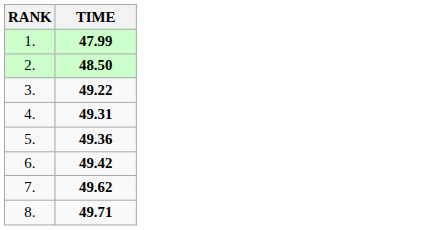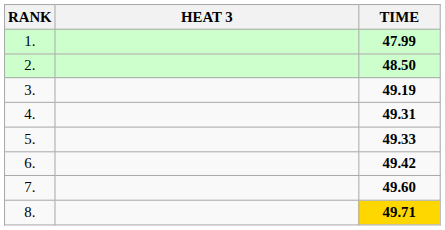+ column: (207, 17)
(96, 90) 49.22 -> (399, 90) 49.19
(96, 139) 49.36 -> (399, 139) 49.33
(96, 188) 49.62 -> (399, 188) 49.60
(96, 212) no background -> (399, 212) gold background
